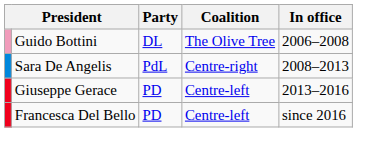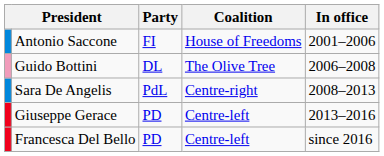+ row: (66, 41)
